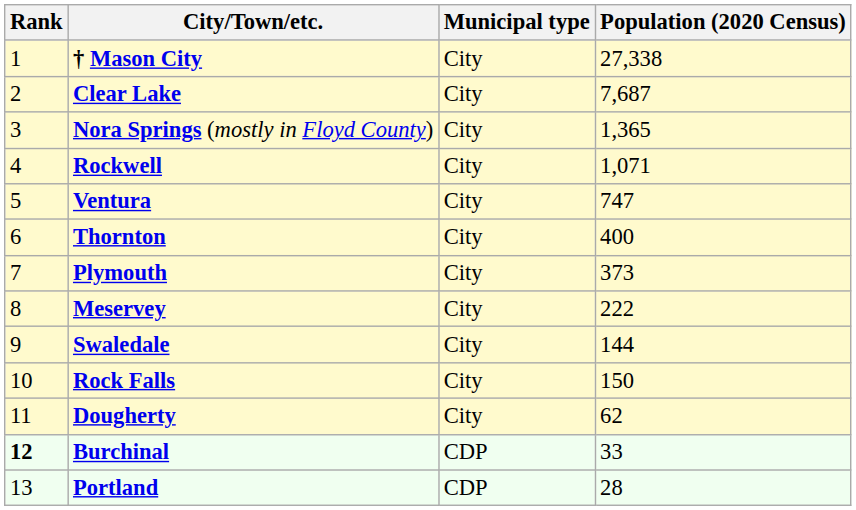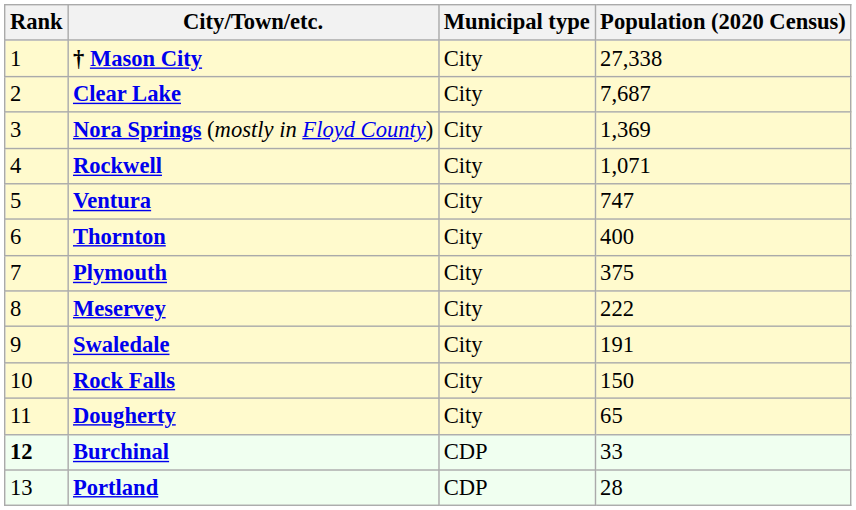(626, 129) 1,365 -> (626, 129) 1,369
(617, 272) 373 -> (617, 272) 375
(617, 344) 144 -> (617, 344) 191
(611, 415) 62 -> (611, 415) 65
